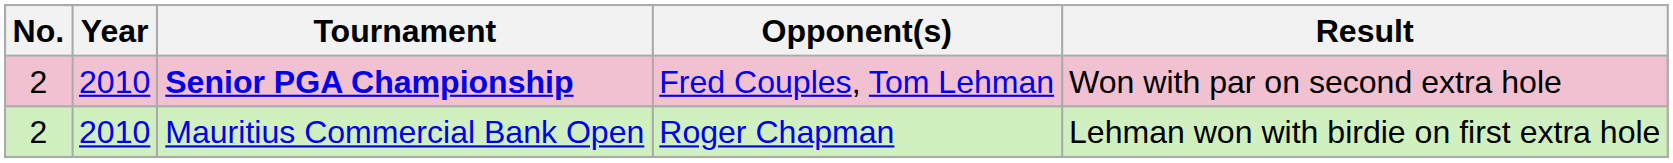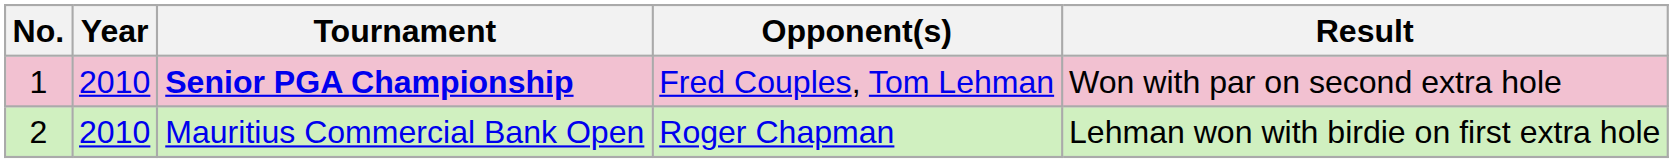(38, 81) 2 -> (38, 81) 1
